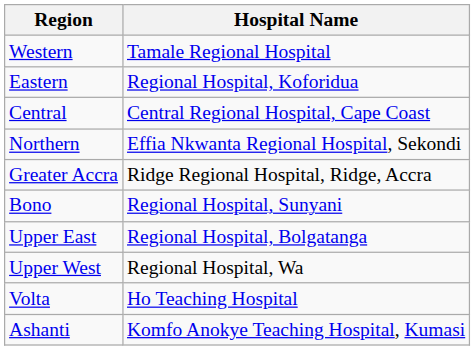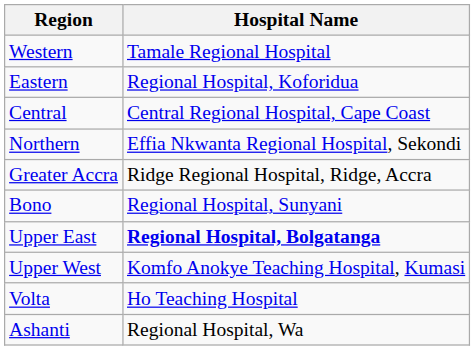(247, 236) normal -> (254, 236) bold
(215, 267) Regional Hospital, Wa -> (296, 267) Komfo Anokye Teaching Hospital, Kumasi
(296, 329) Komfo Anokye Teaching Hospital, Kumasi -> (215, 329) Regional Hospital, Wa
